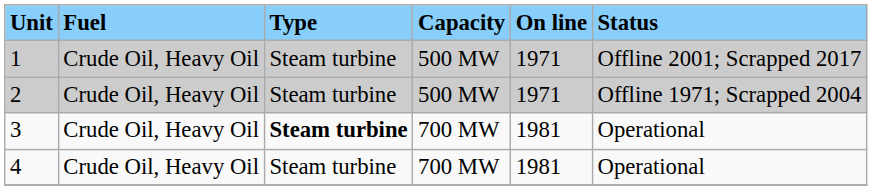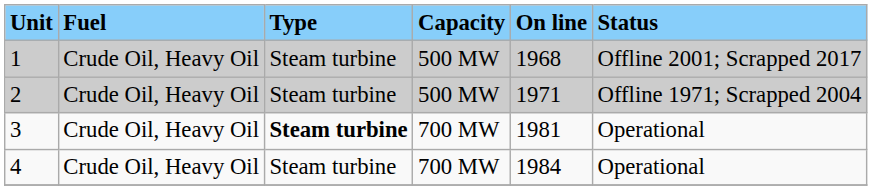(538, 58) 1971 -> (538, 58) 1968
(538, 166) 1981 -> (538, 166) 1984
